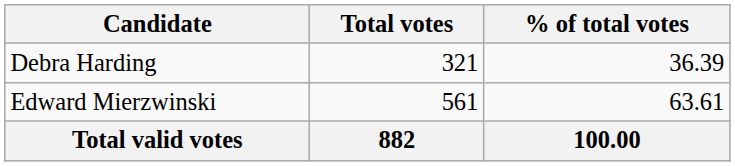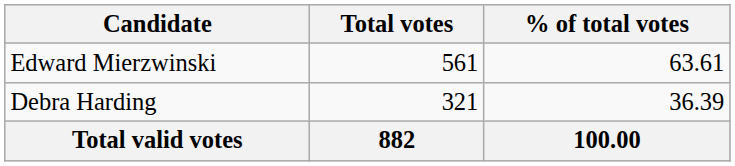rows swapped: (113, 101) <-> (83, 62)
